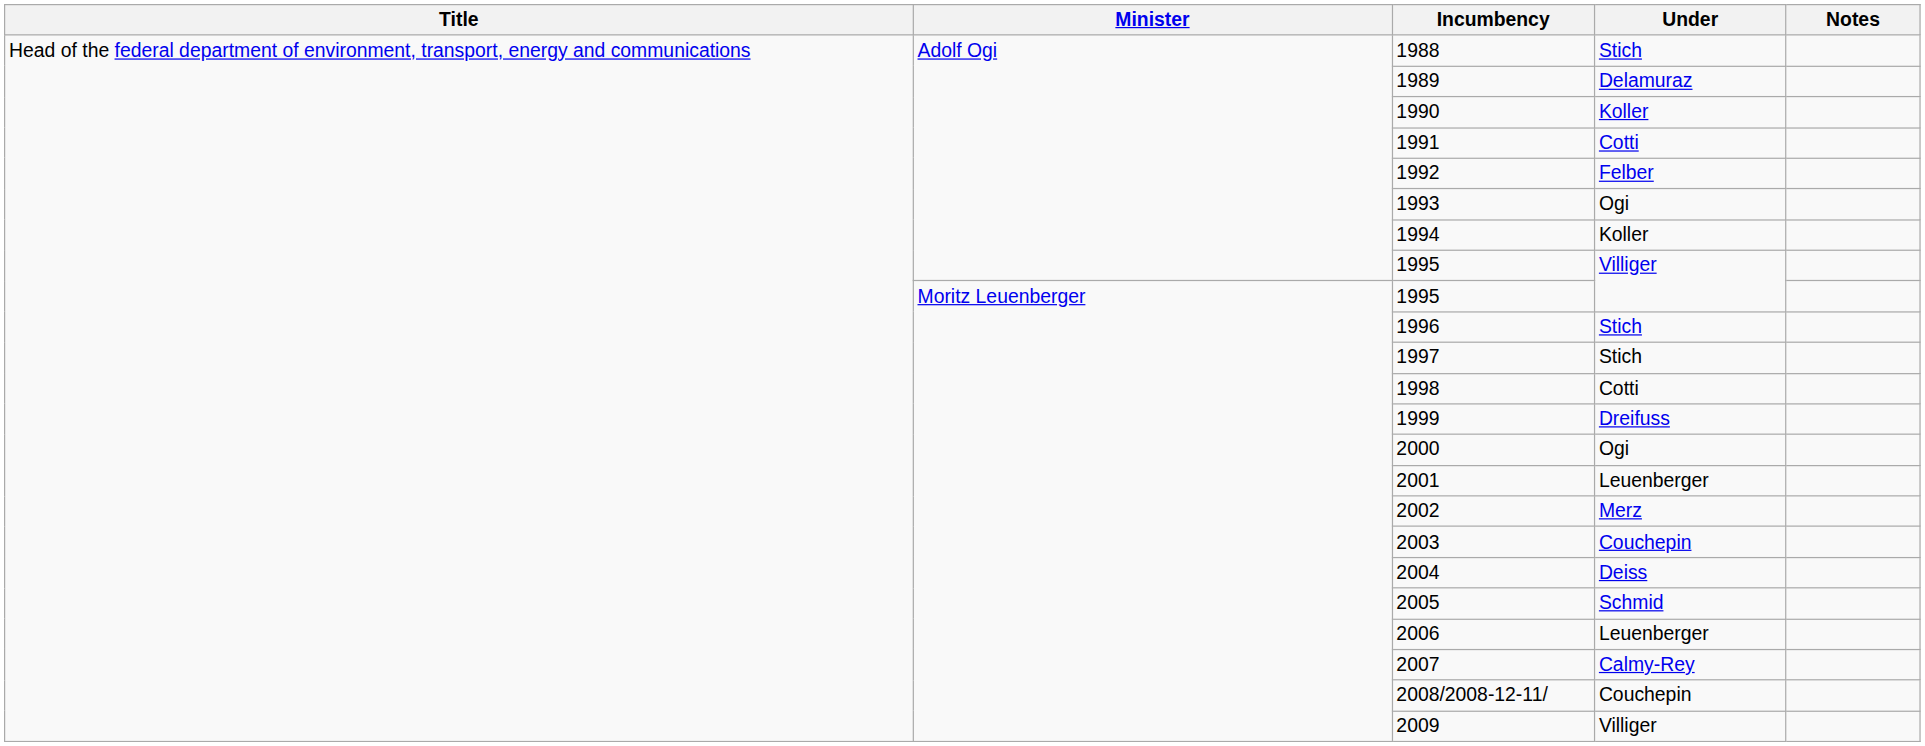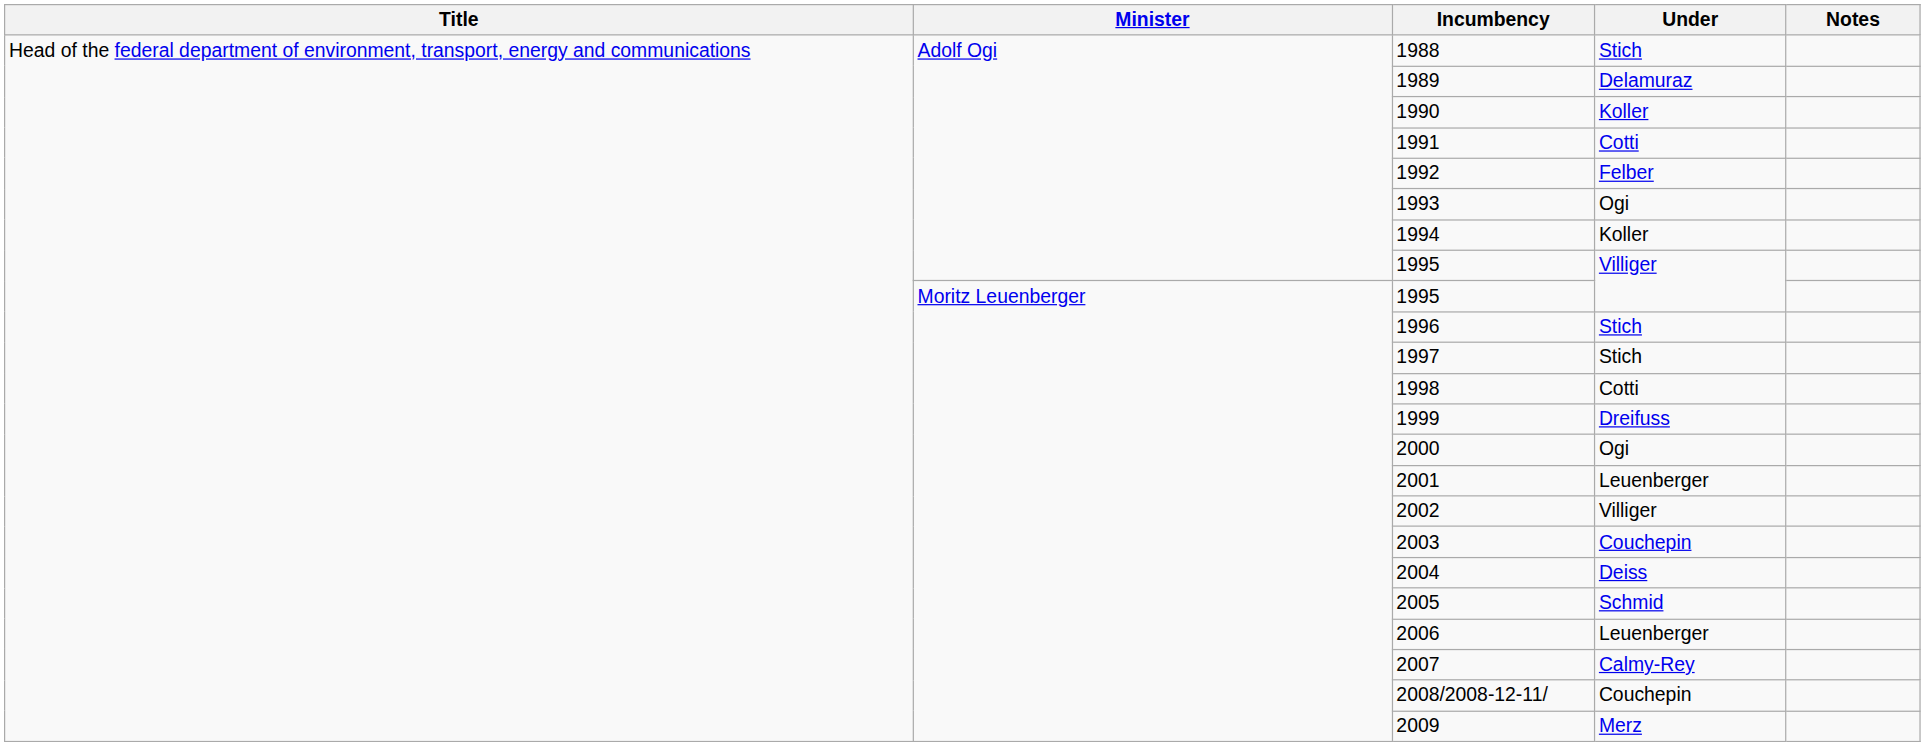(1620, 511) Merz -> (1628, 511) Villiger
(1628, 726) Villiger -> (1620, 726) Merz
